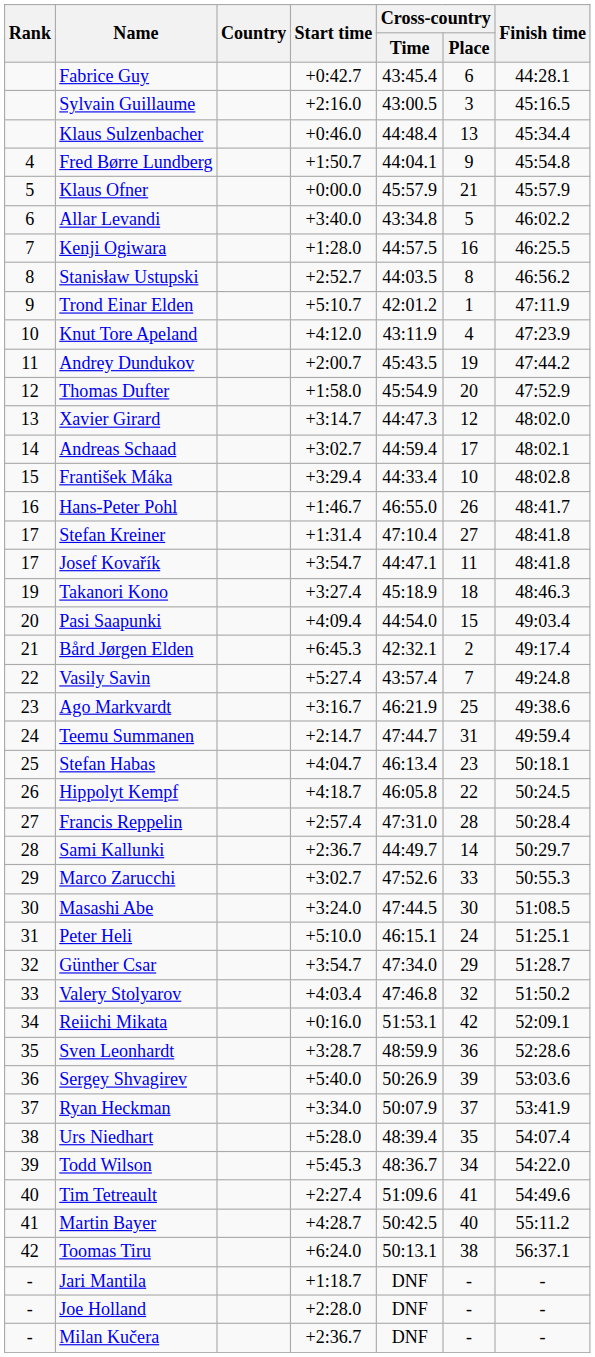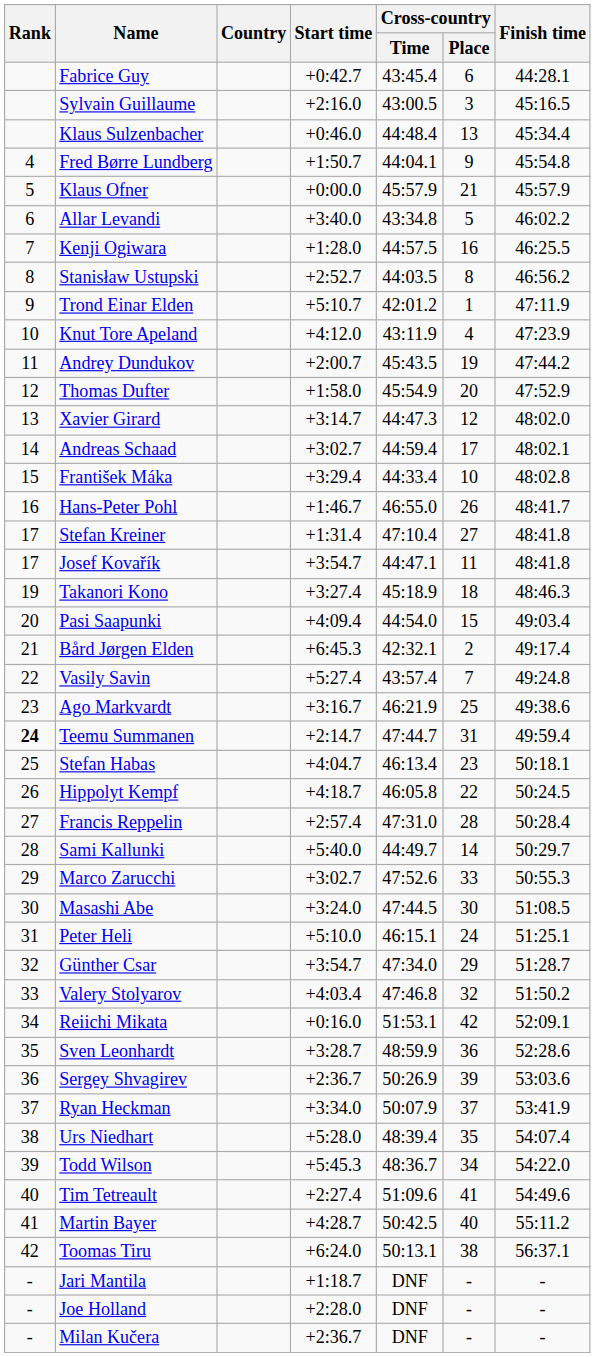(30, 735) normal -> (30, 735) bold
(333, 850) +2:36.7 -> (333, 850) +5:40.0
(333, 1079) +5:40.0 -> (333, 1079) +2:36.7
